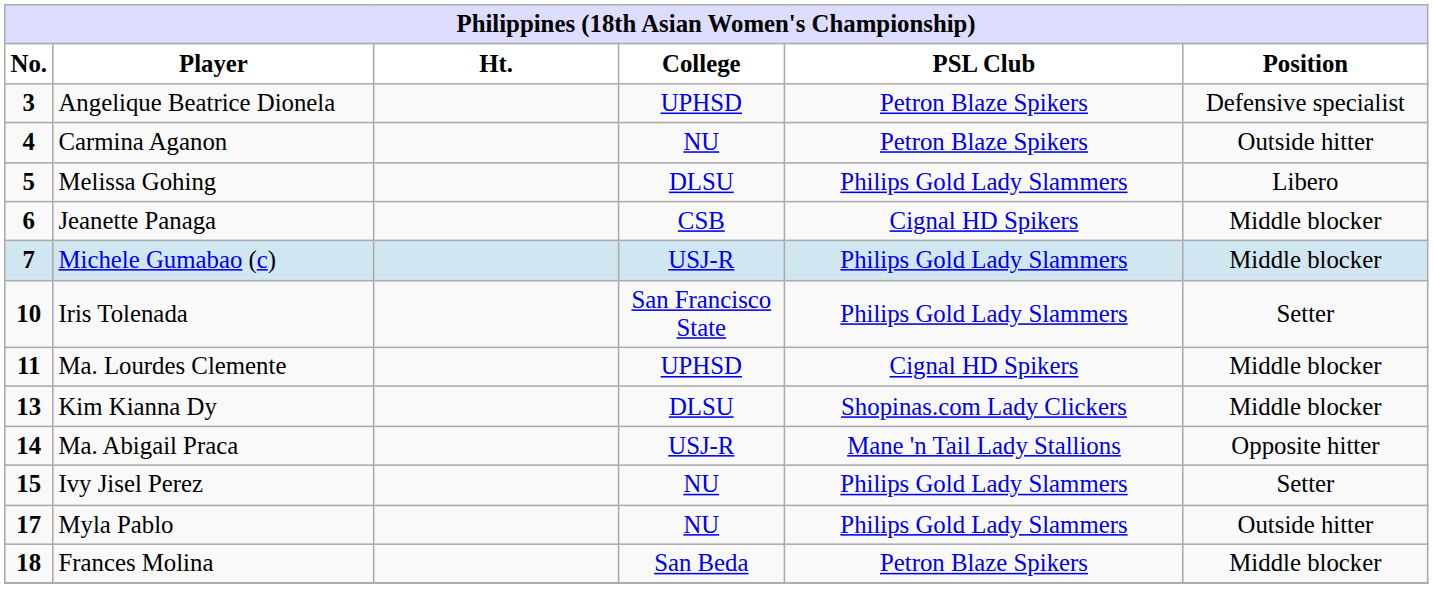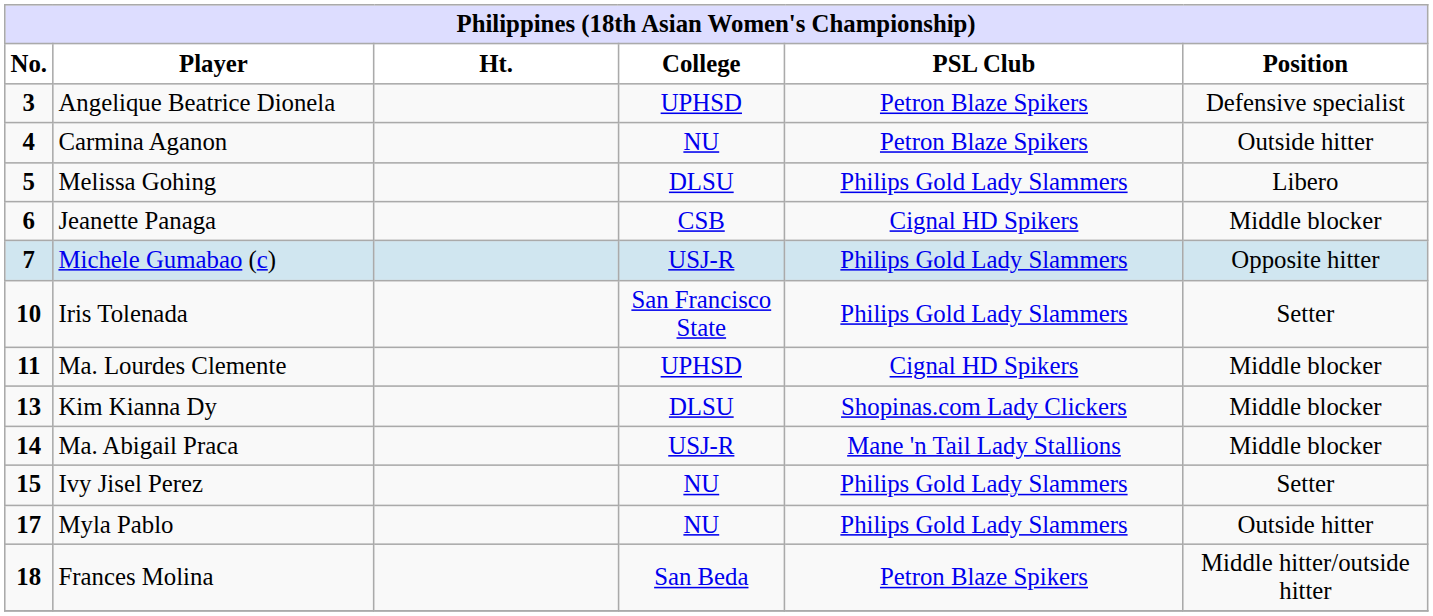(1305, 260) Middle blocker -> (1305, 260) Opposite hitter
(1305, 445) Opposite hitter -> (1305, 445) Middle blocker
(1305, 563) Middle blocker -> (1305, 577) Middle hitter/outside hitter
